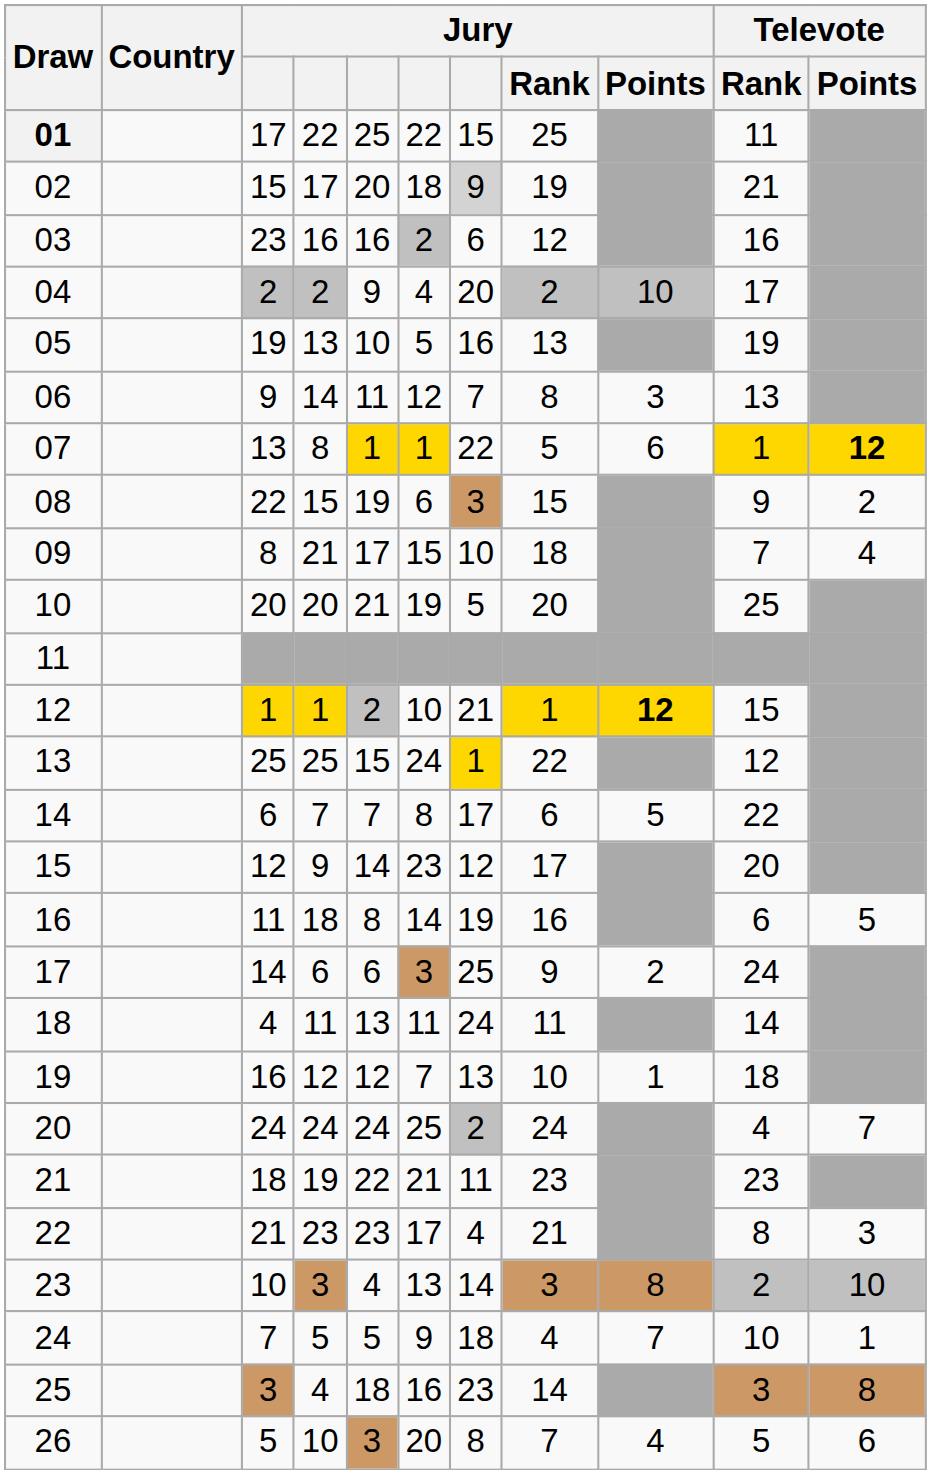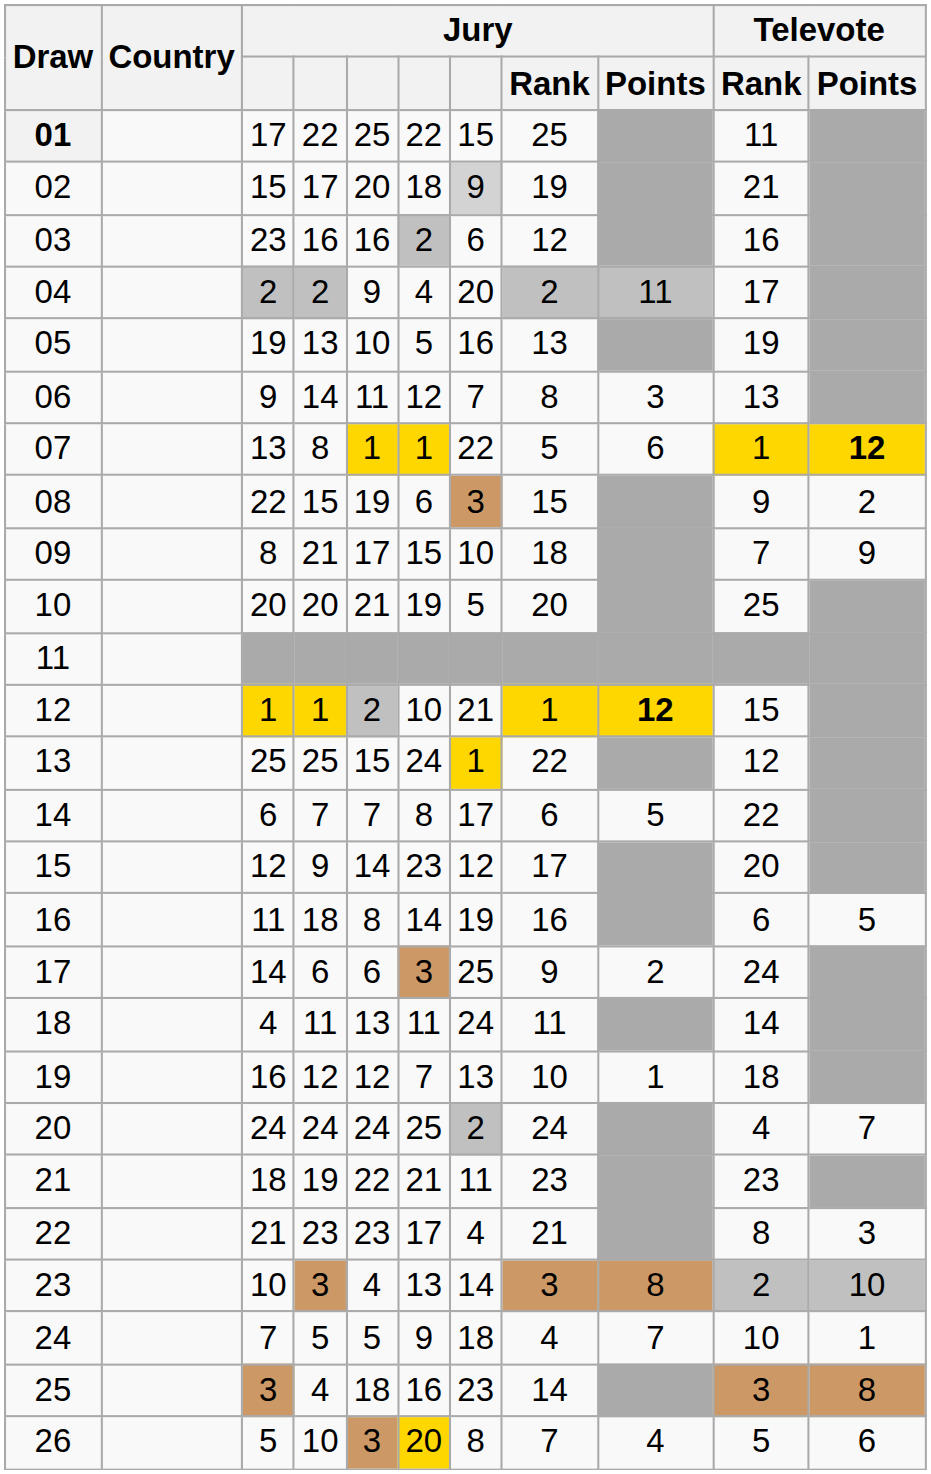(655, 291) 10 -> (655, 291) 11
(867, 553) 4 -> (867, 553) 9
(424, 1441) no background -> (424, 1441) gold background
